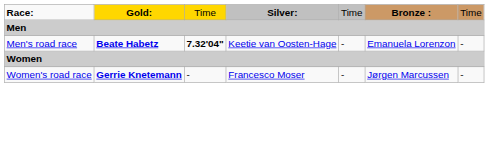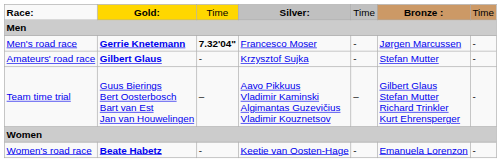(127, 44) Beate Habetz -> (143, 44) Gerrie Knetemann
(282, 44) Keetie van Oosten-Hage -> (279, 44) Francesco Moser
(411, 44) Emanuela Lorenzon -> (420, 44) Jørgen Marcussen
+ row: (51, 59)
+ row: (39, 97)
(139, 75) Gerrie Knetemann -> (131, 150) Beate Habetz
(266, 75) Francesco Moser -> (295, 150) Keetie van Oosten-Hage
(408, 75) Jørgen Marcussen -> (424, 150) Emanuela Lorenzon
